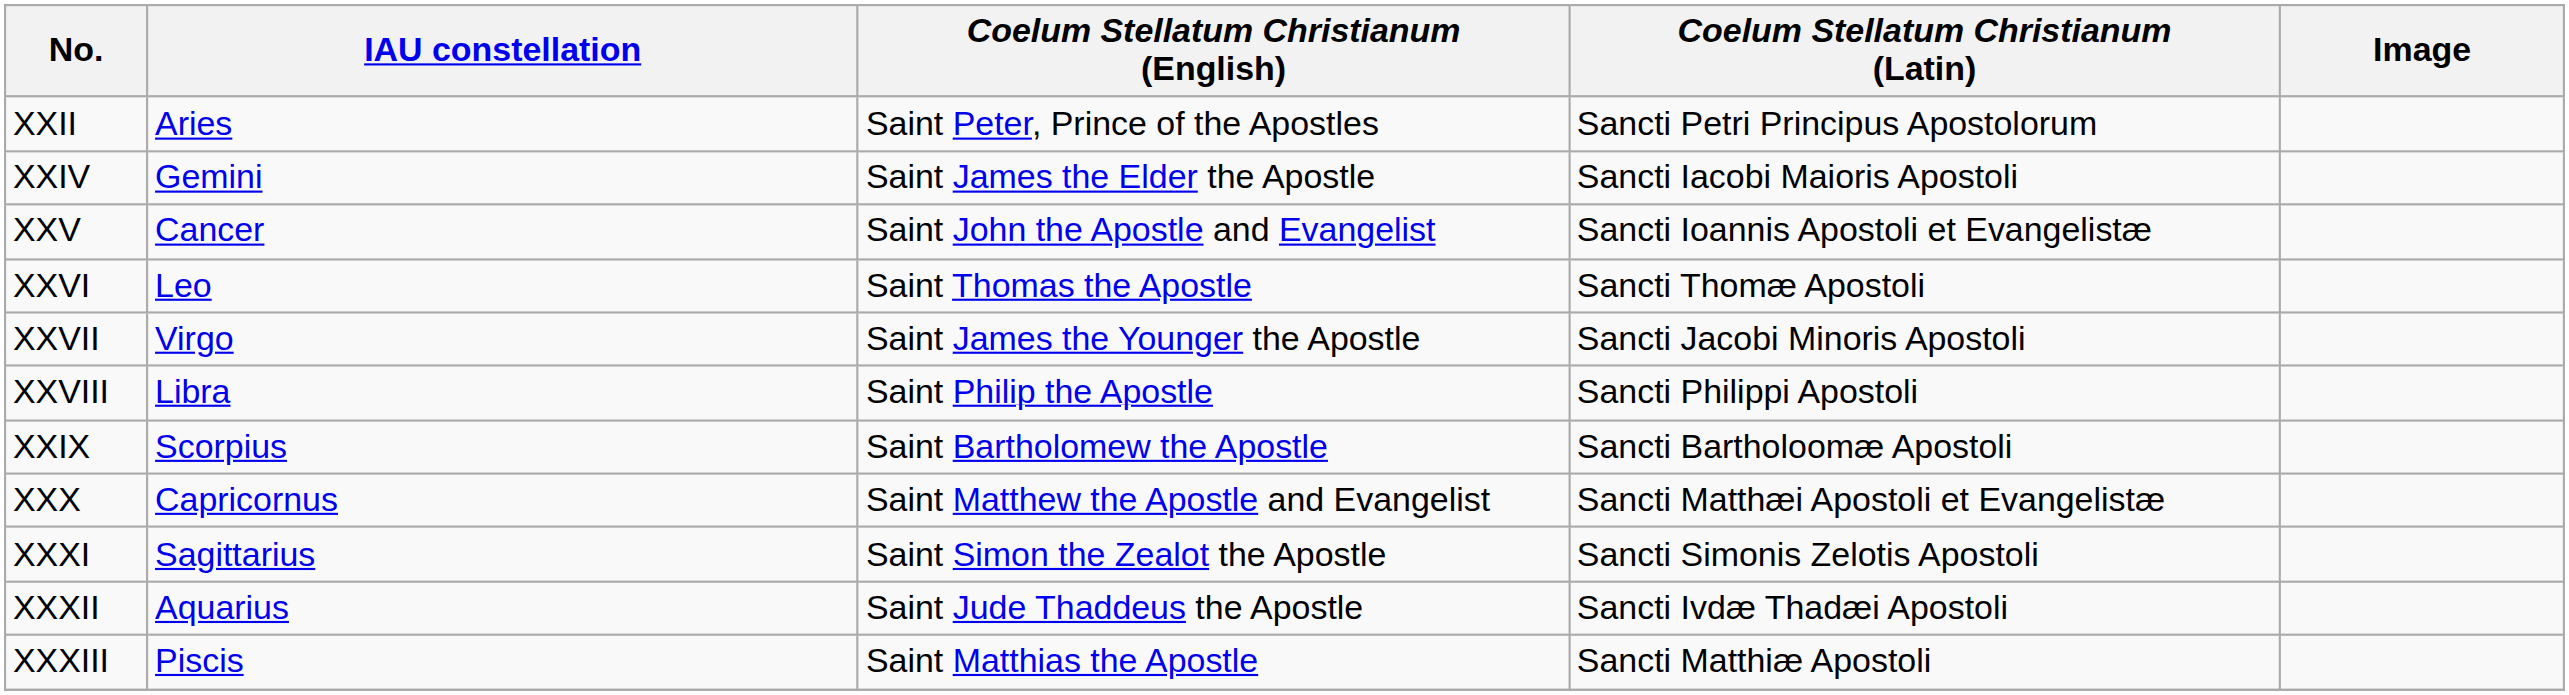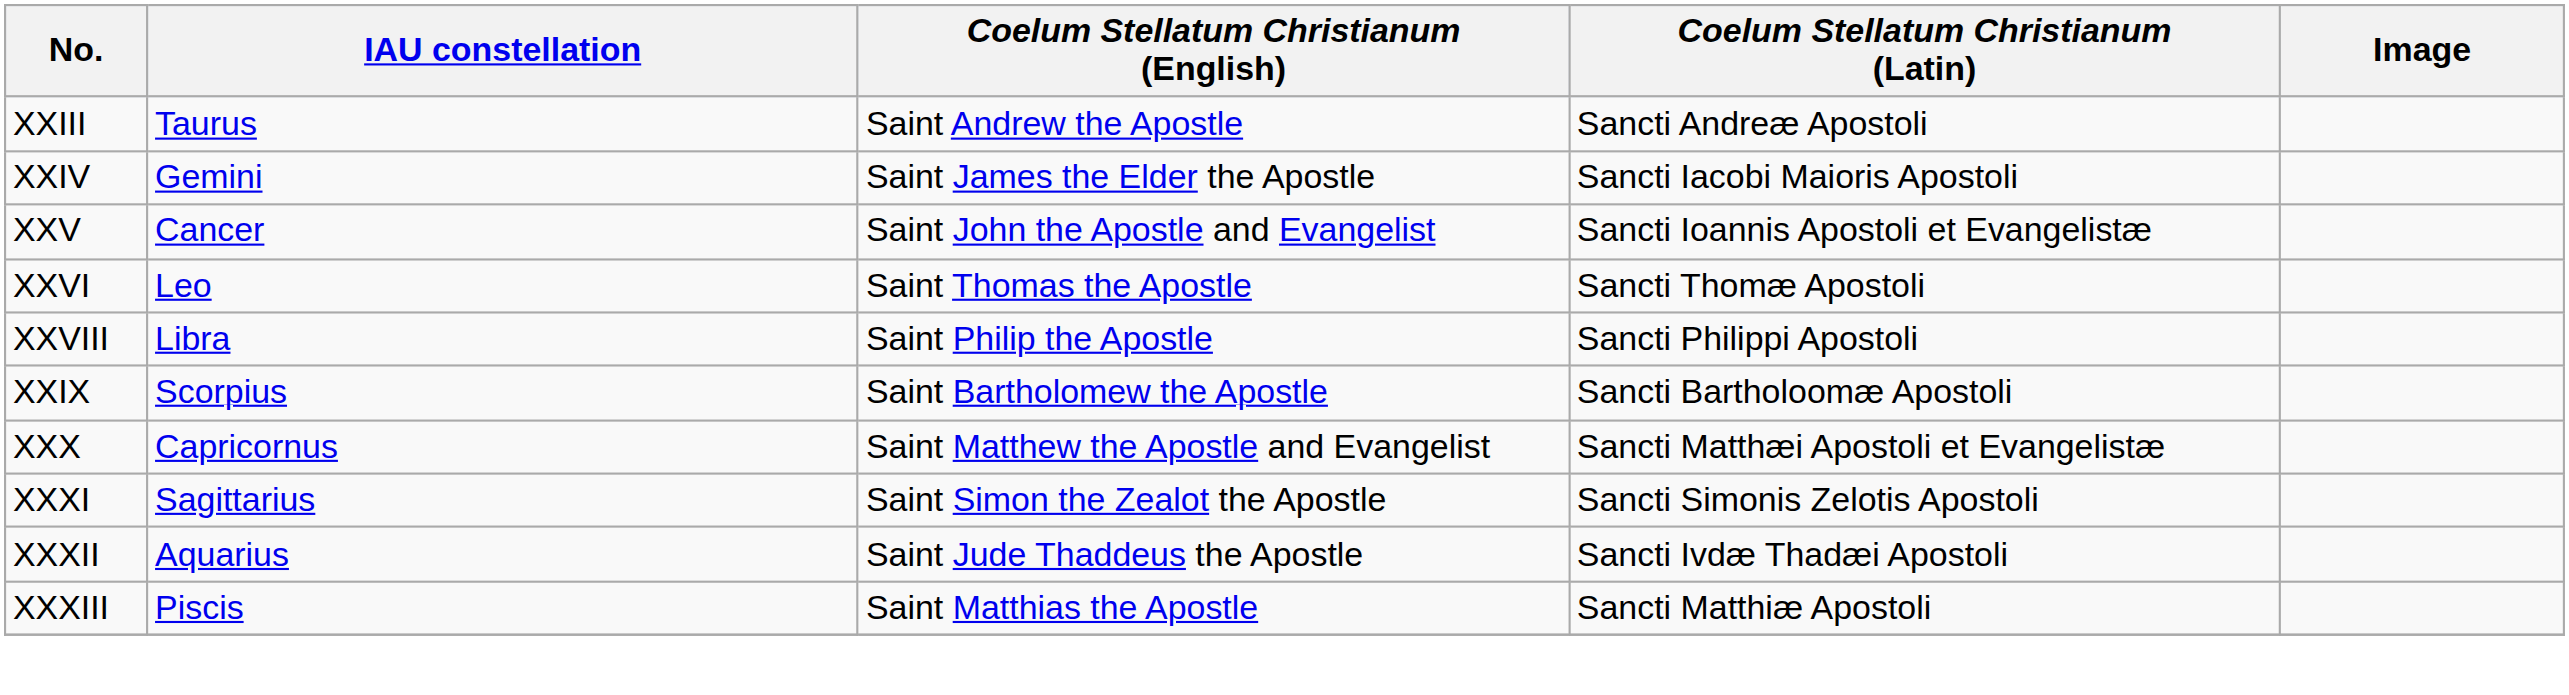- row: (45, 123)
+ row: (50, 123)
- row: (56, 338)
